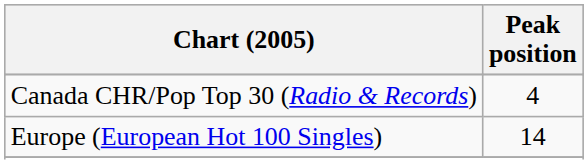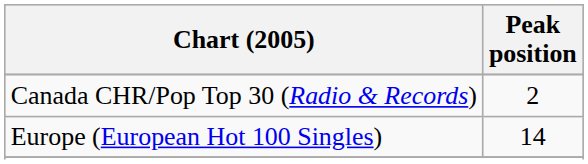(533, 95) 4 -> (533, 95) 2
